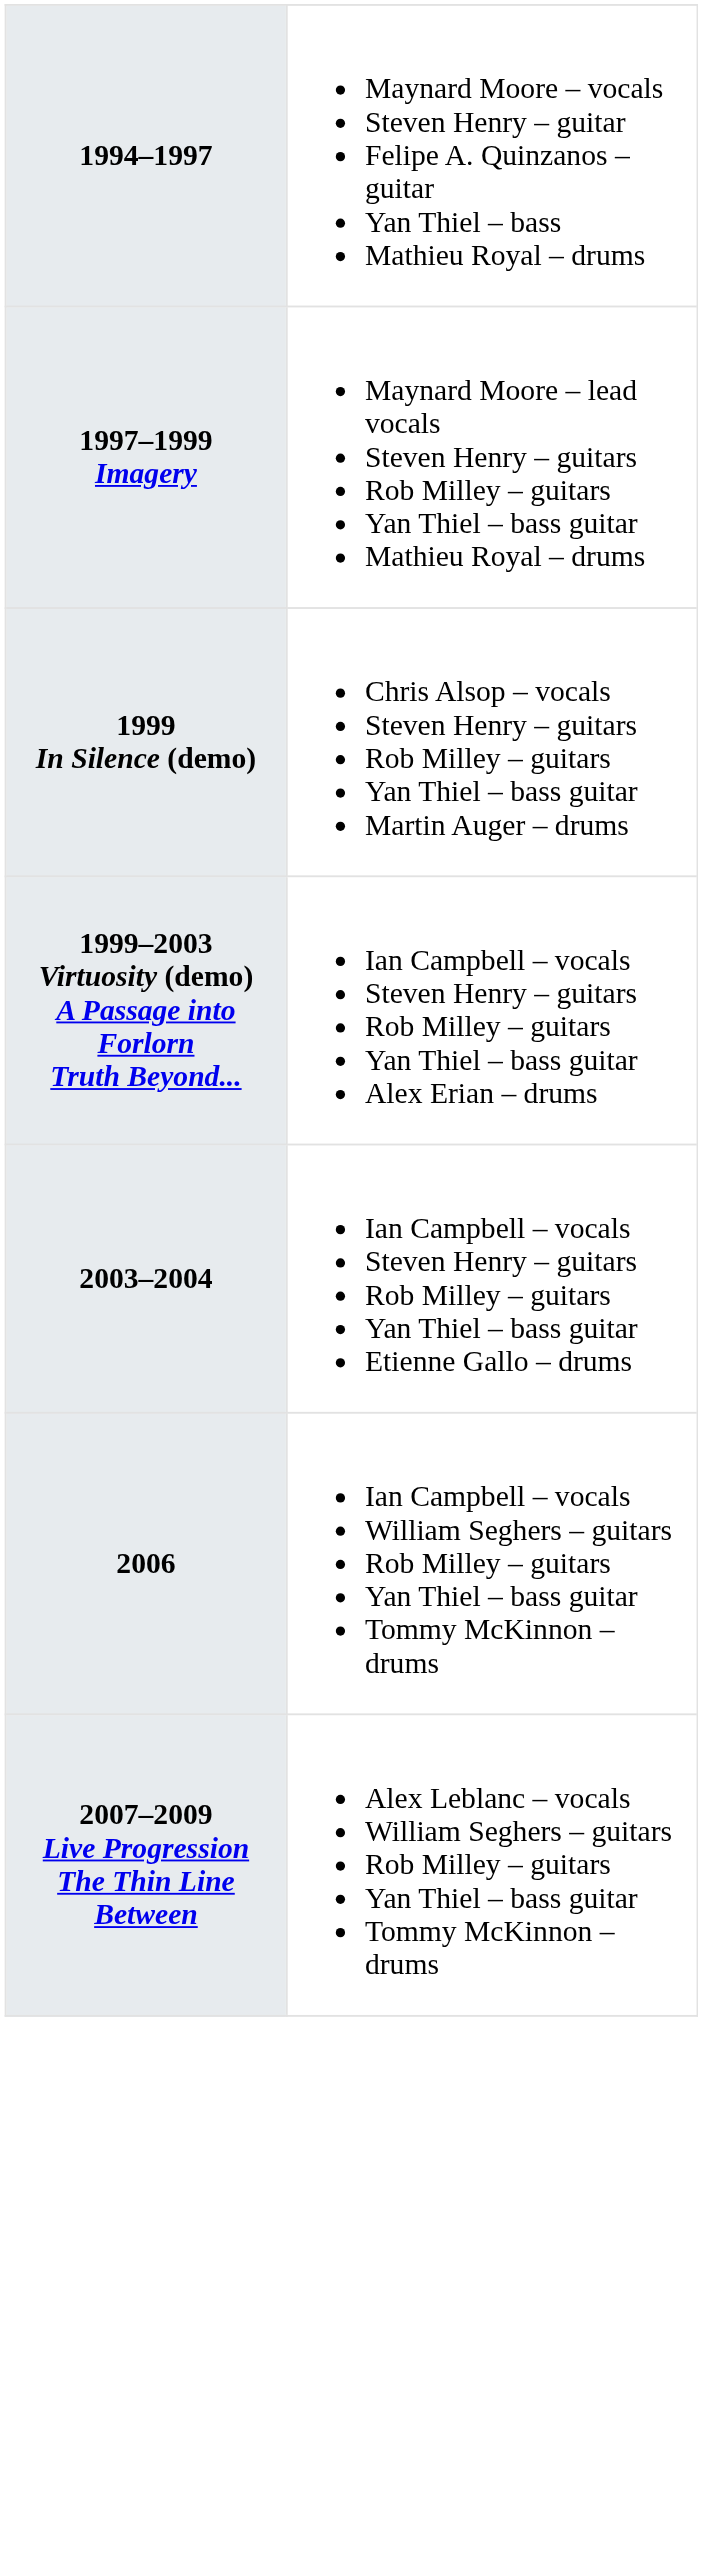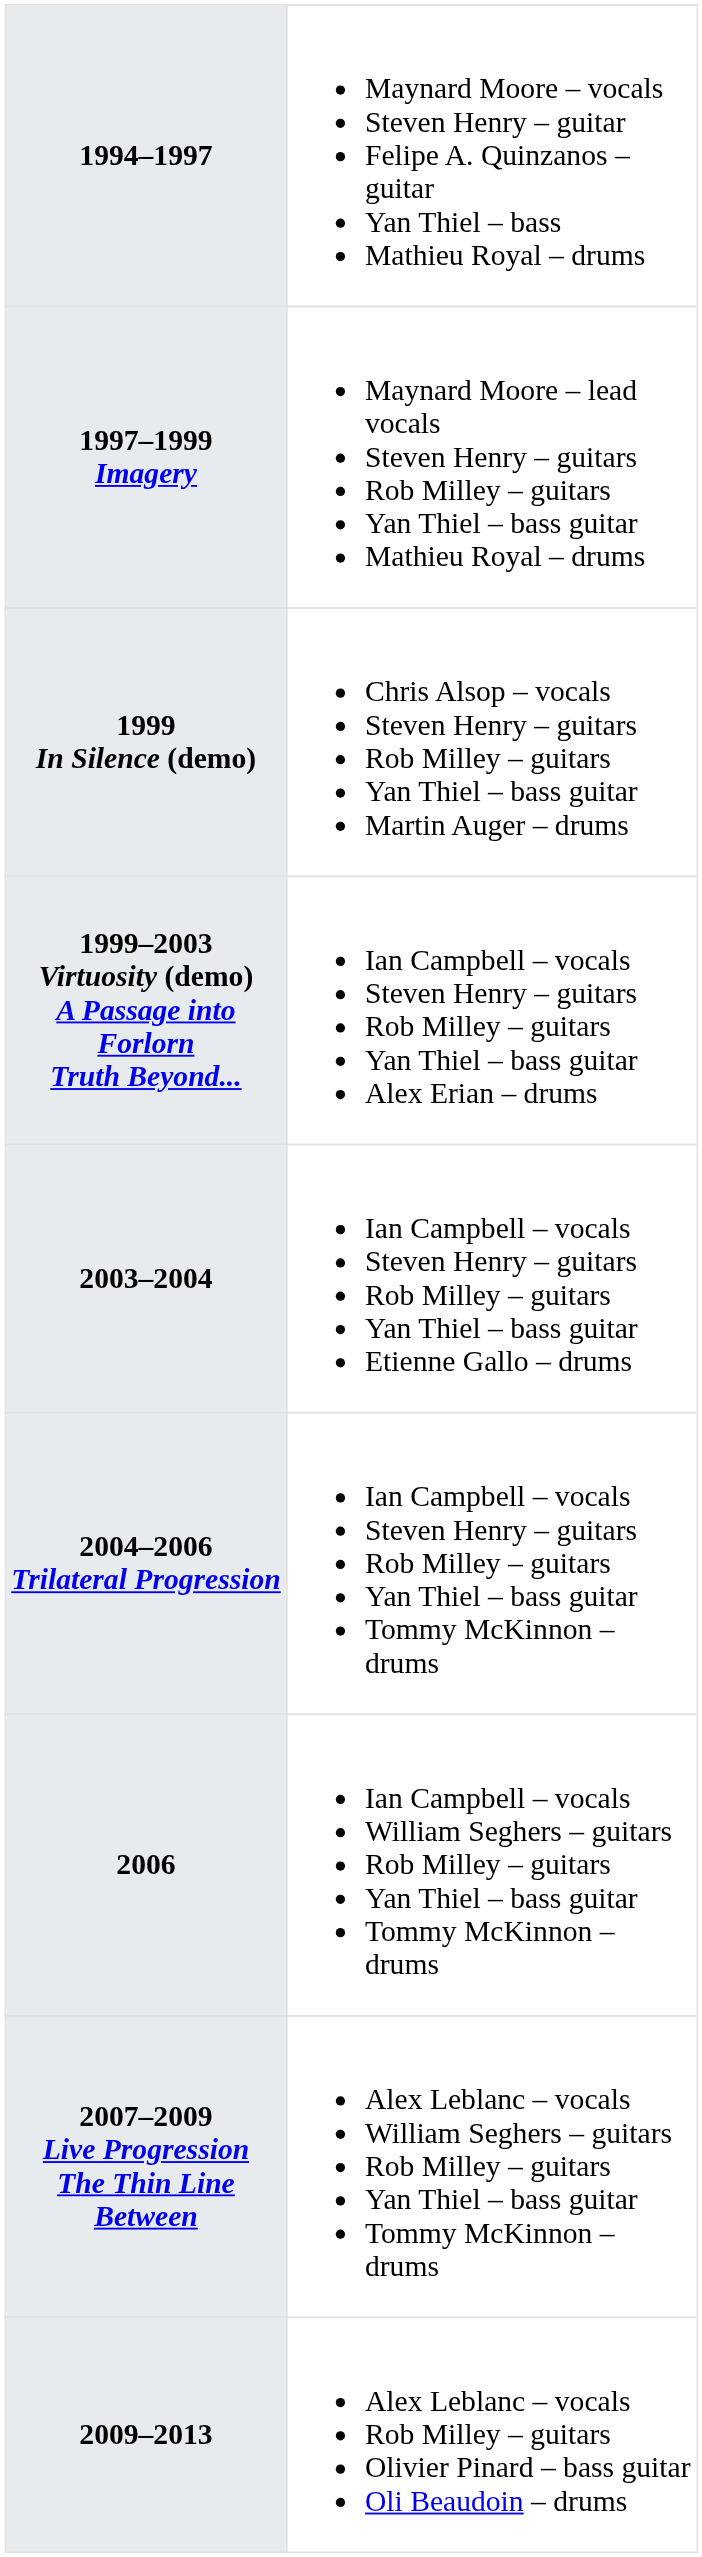+ row: (146, 1563)
+ row: (146, 2434)
